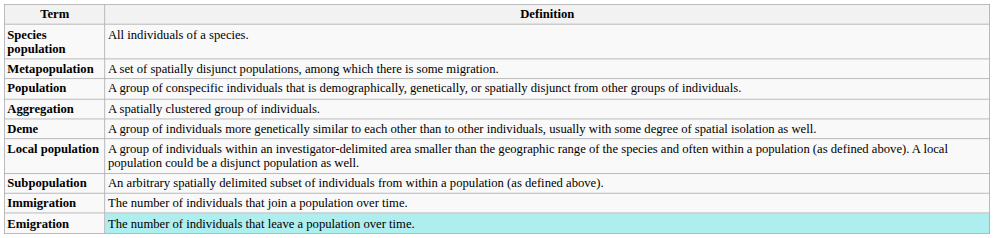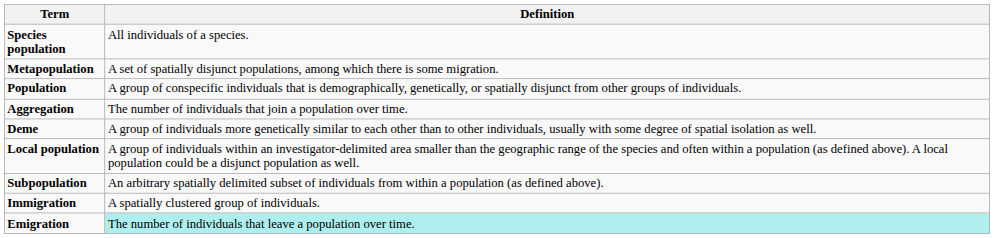(214, 108) A spatially clustered group of individuals. -> (258, 108) The number of individuals that join a population over time.
(258, 203) The number of individuals that join a population over time. -> (214, 203) A spatially clustered group of individuals.
